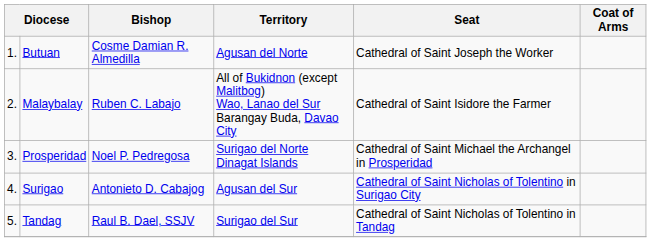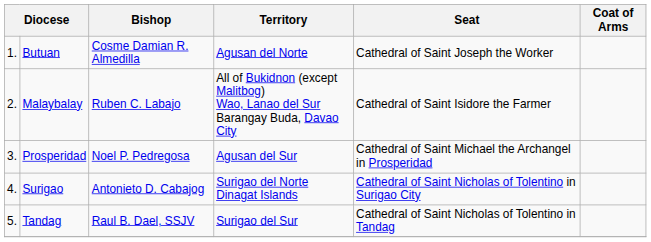(262, 156) Surigao del Norte Dinagat Islands -> (257, 156) Agusan del Sur
(257, 188) Agusan del Sur -> (262, 188) Surigao del Norte Dinagat Islands
